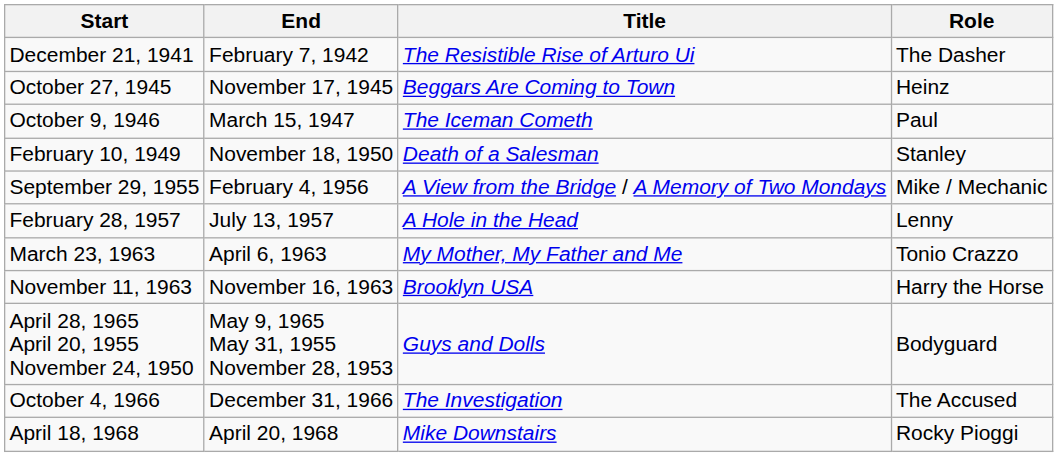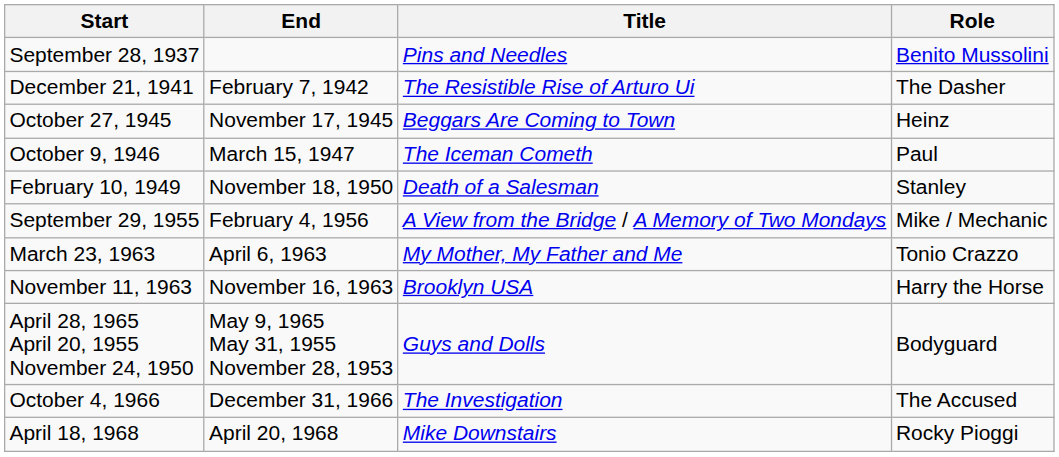+ row: (104, 54)
- row: (95, 220)
